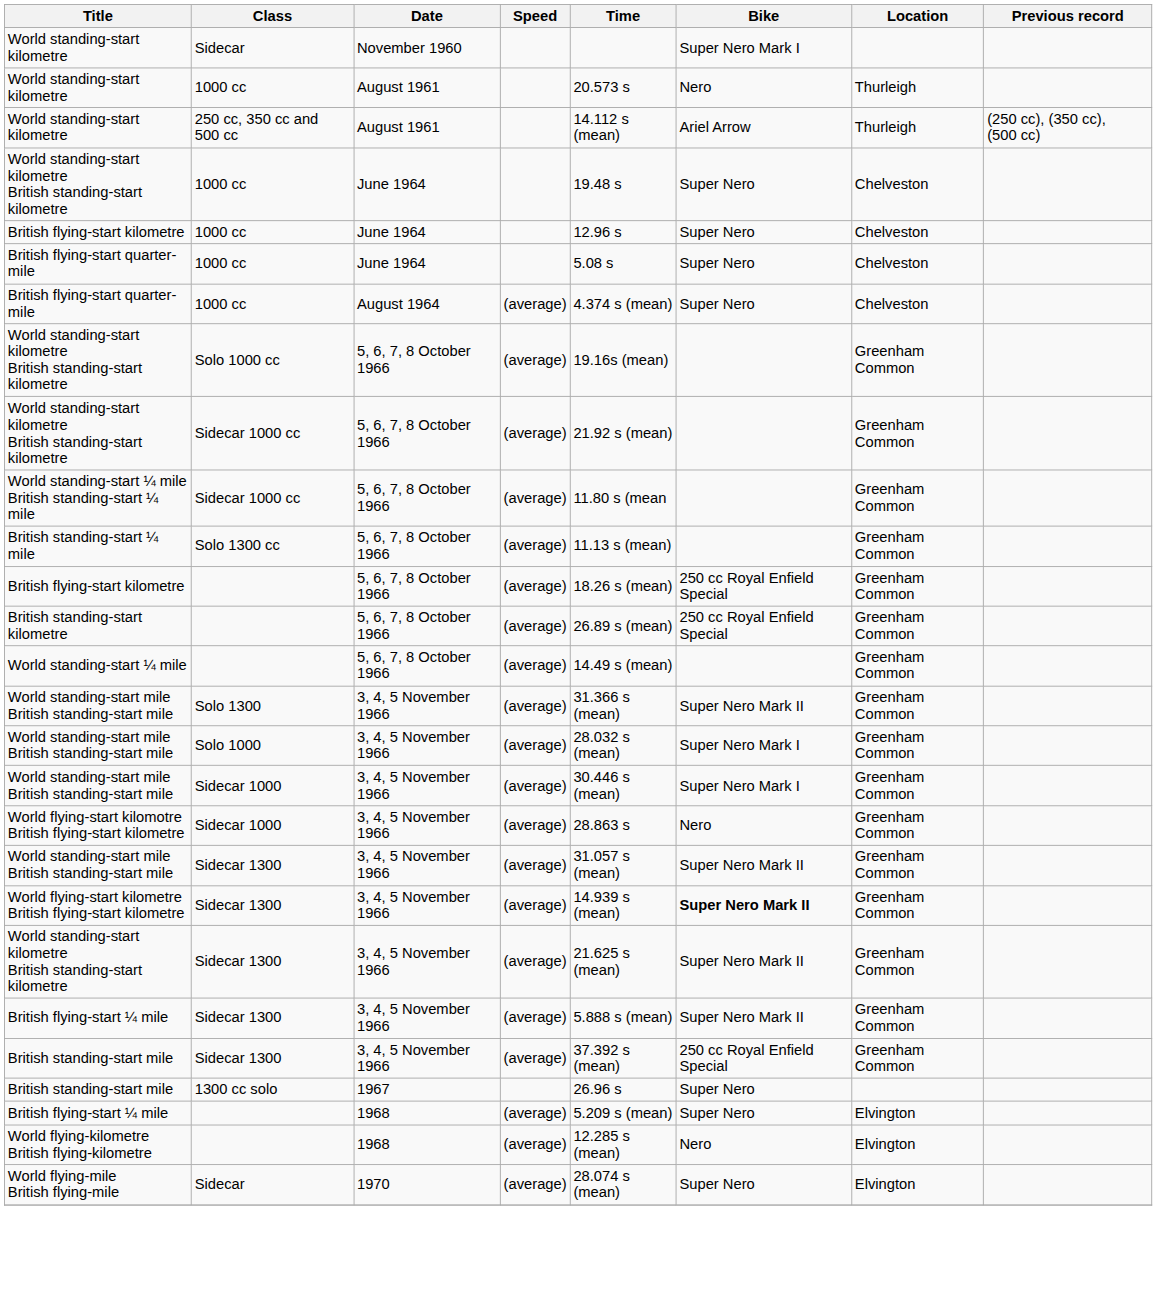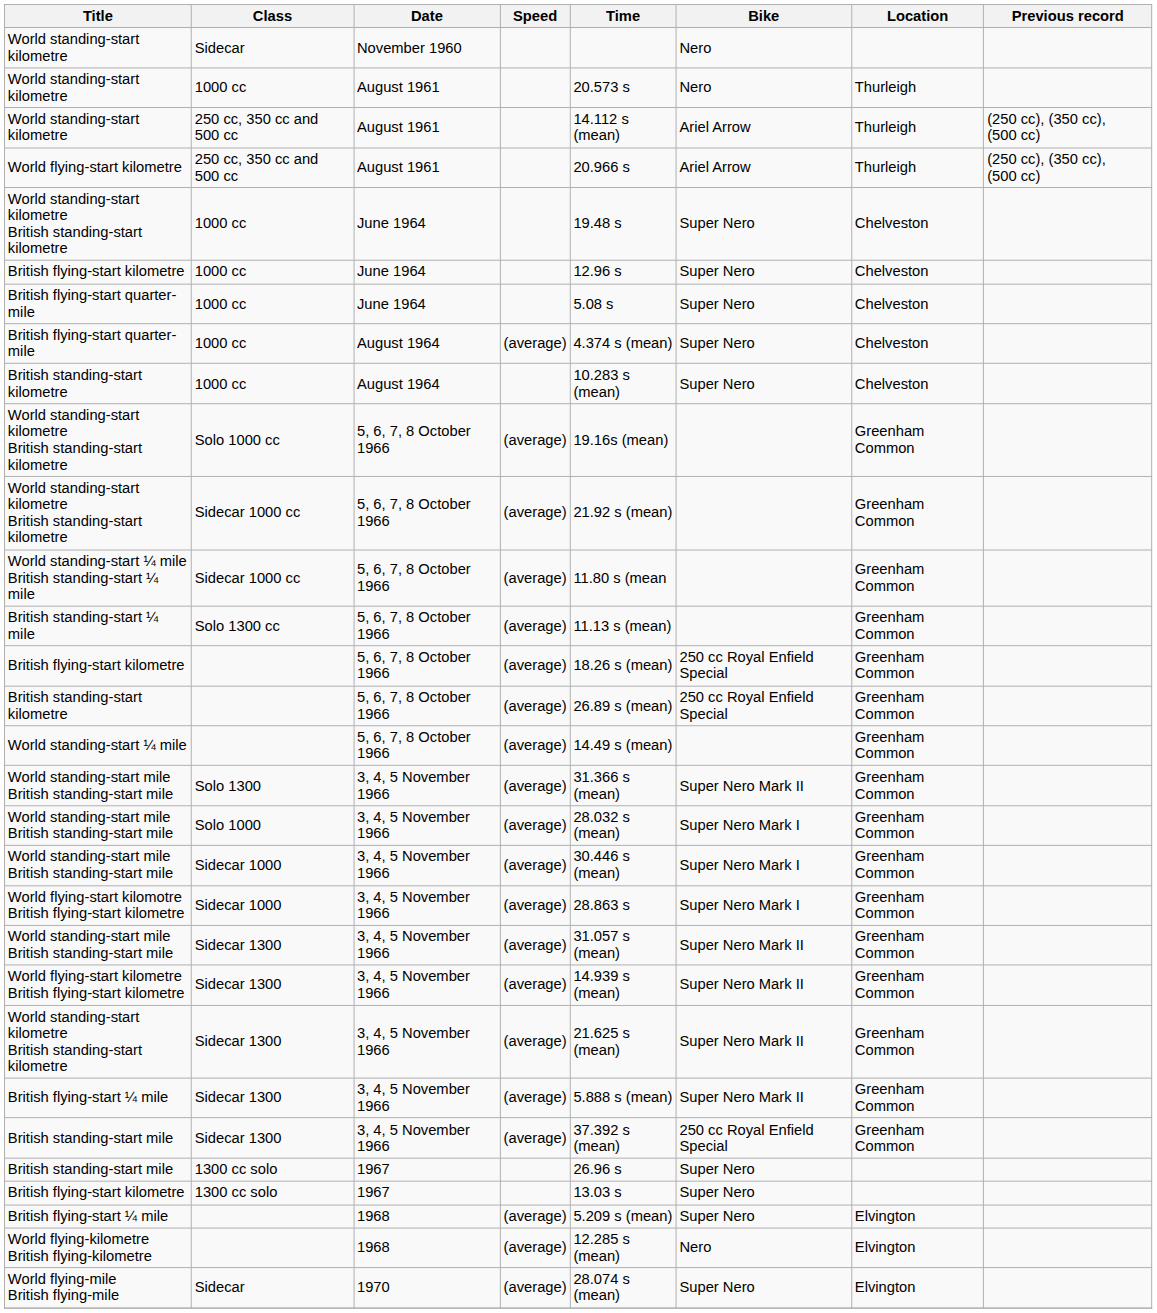(740, 47) Super Nero Mark I -> (695, 47) Nero
+ row: (95, 167)
+ row: (75, 383)
(695, 825) Nero -> (740, 905) Super Nero Mark I
(744, 905) bold -> (742, 985) normal
+ row: (96, 1192)
